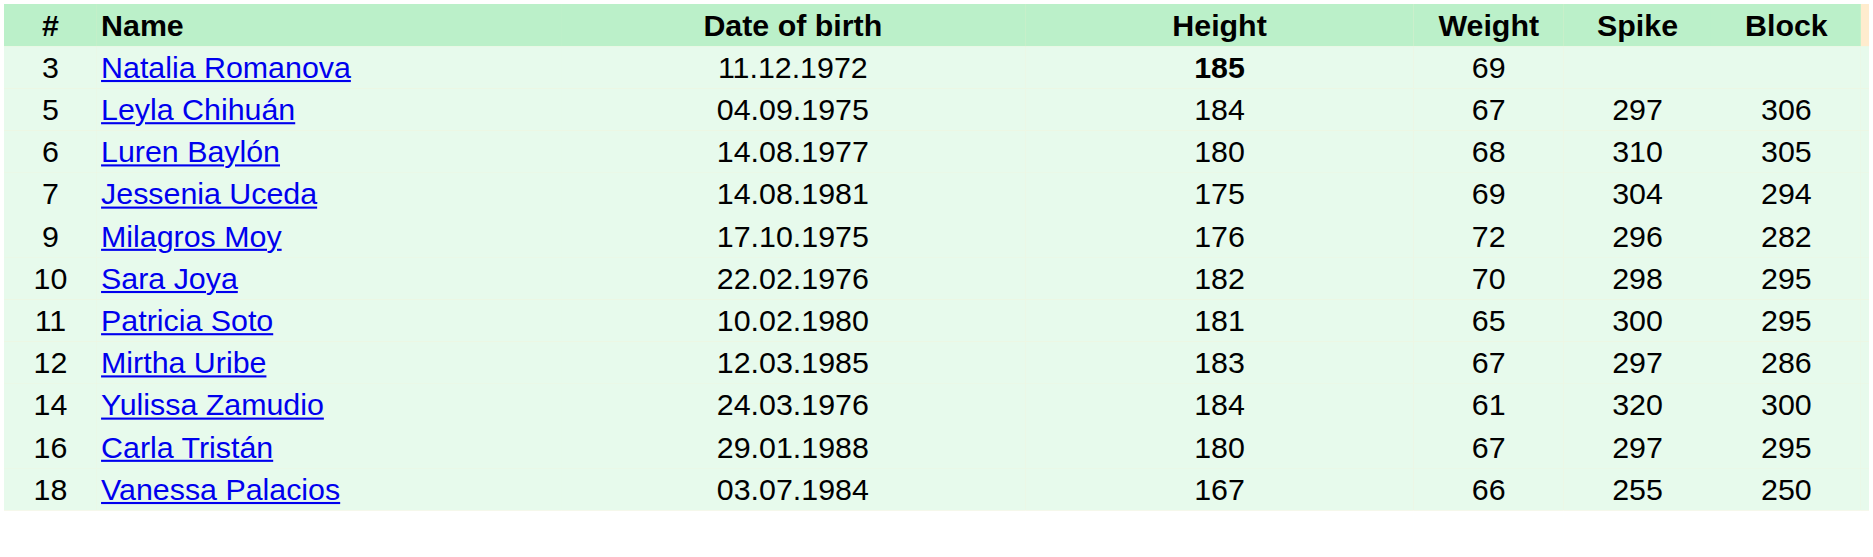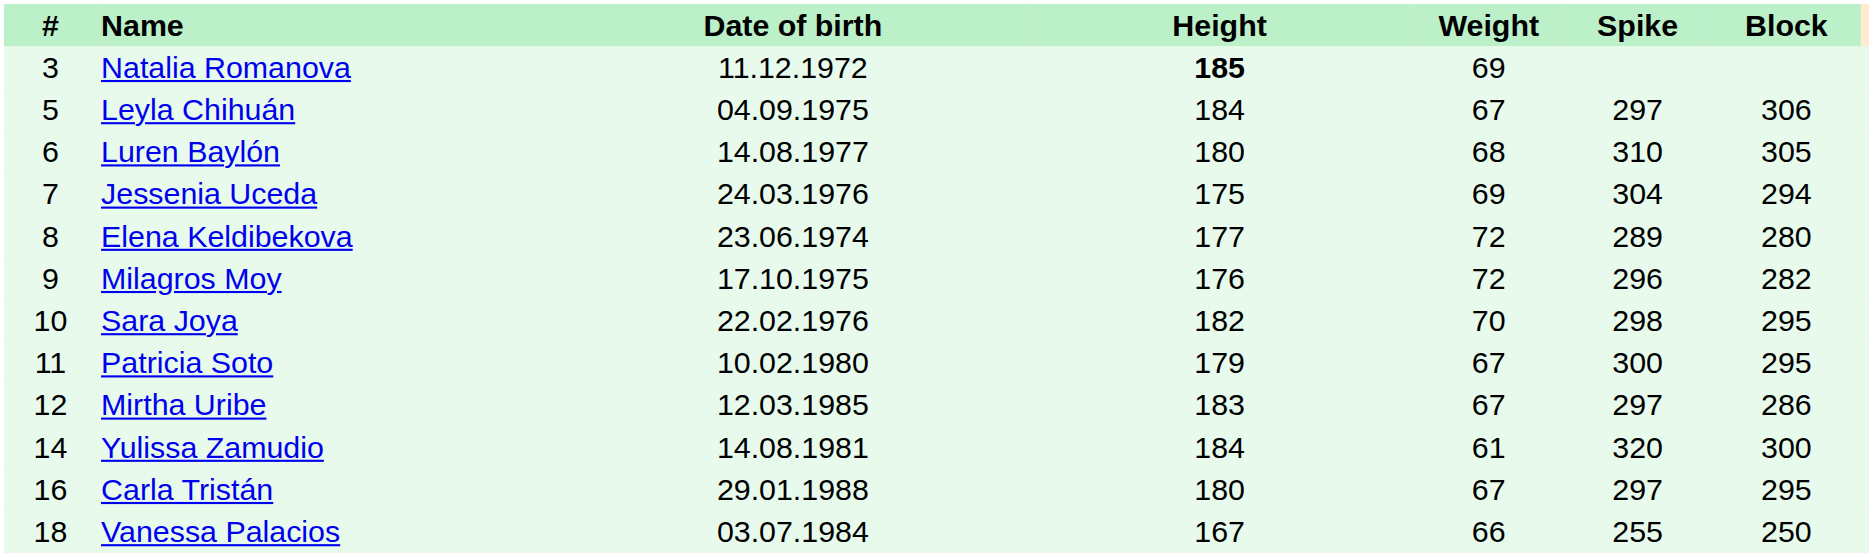(793, 194) 14.08.1981 -> (793, 194) 24.03.1976
+ row: (227, 236)
(1220, 320) 181 -> (1220, 363) 179
(1489, 320) 65 -> (1489, 363) 67
(793, 405) 24.03.1976 -> (793, 447) 14.08.1981
